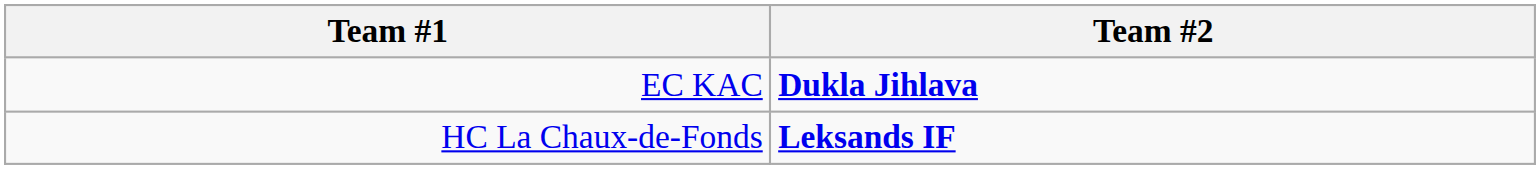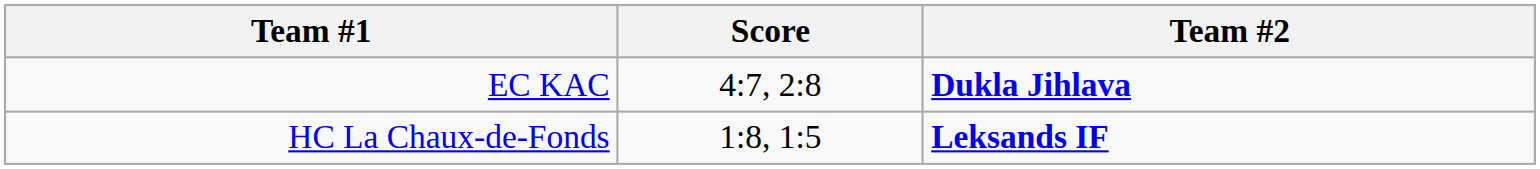+ column: (770, 31)
